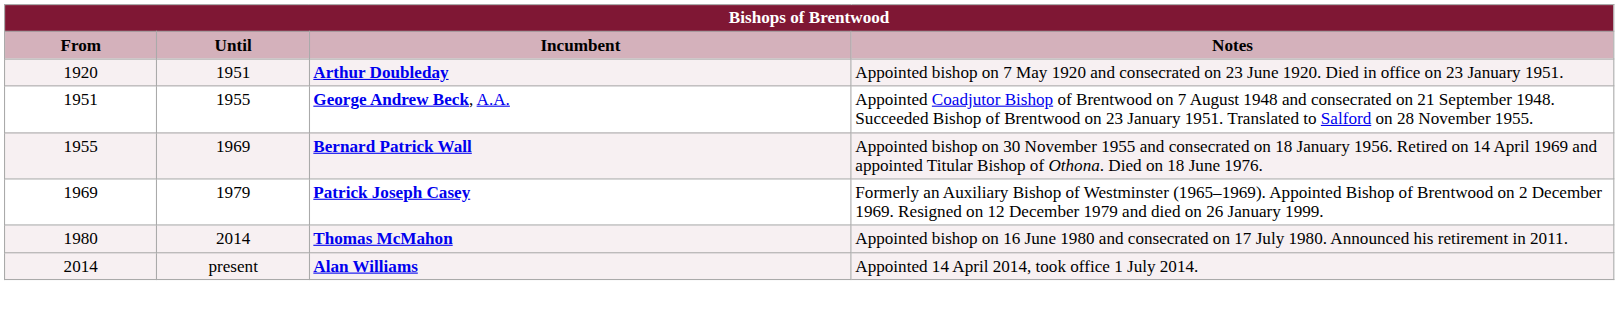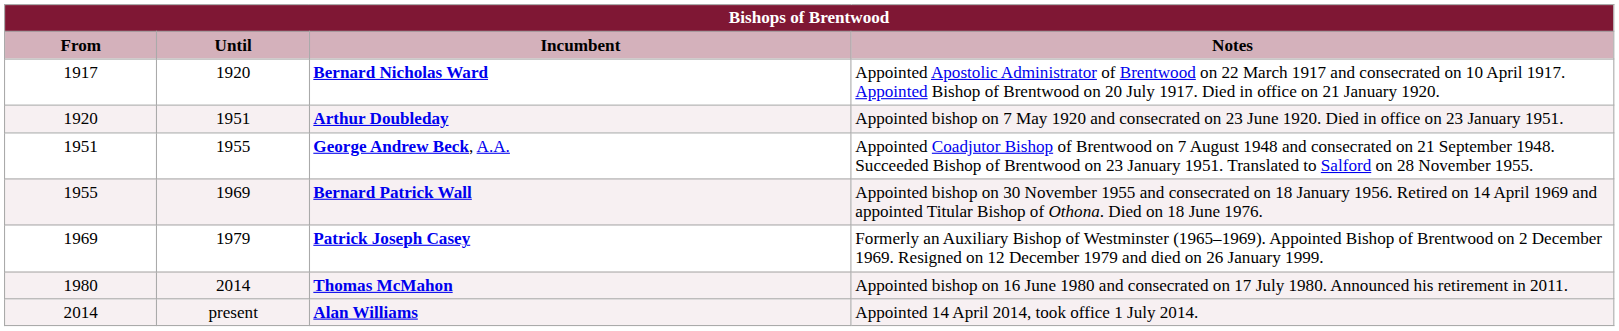+ row: (401, 72)
